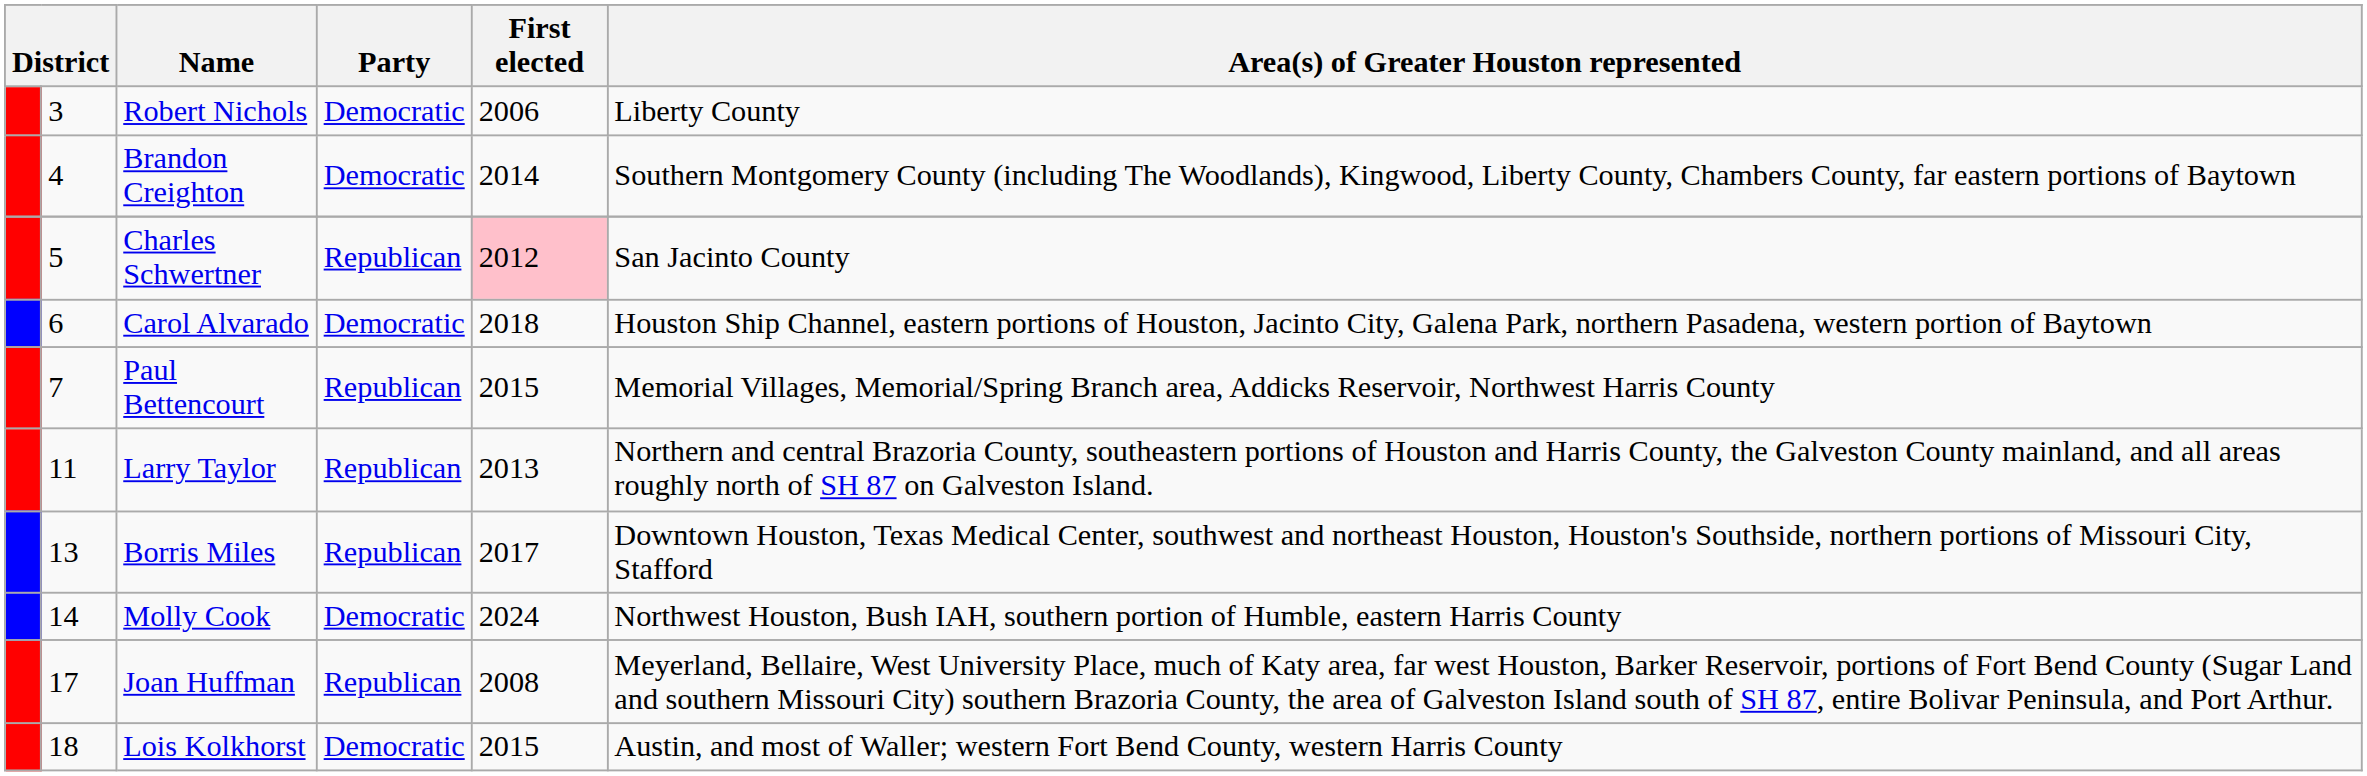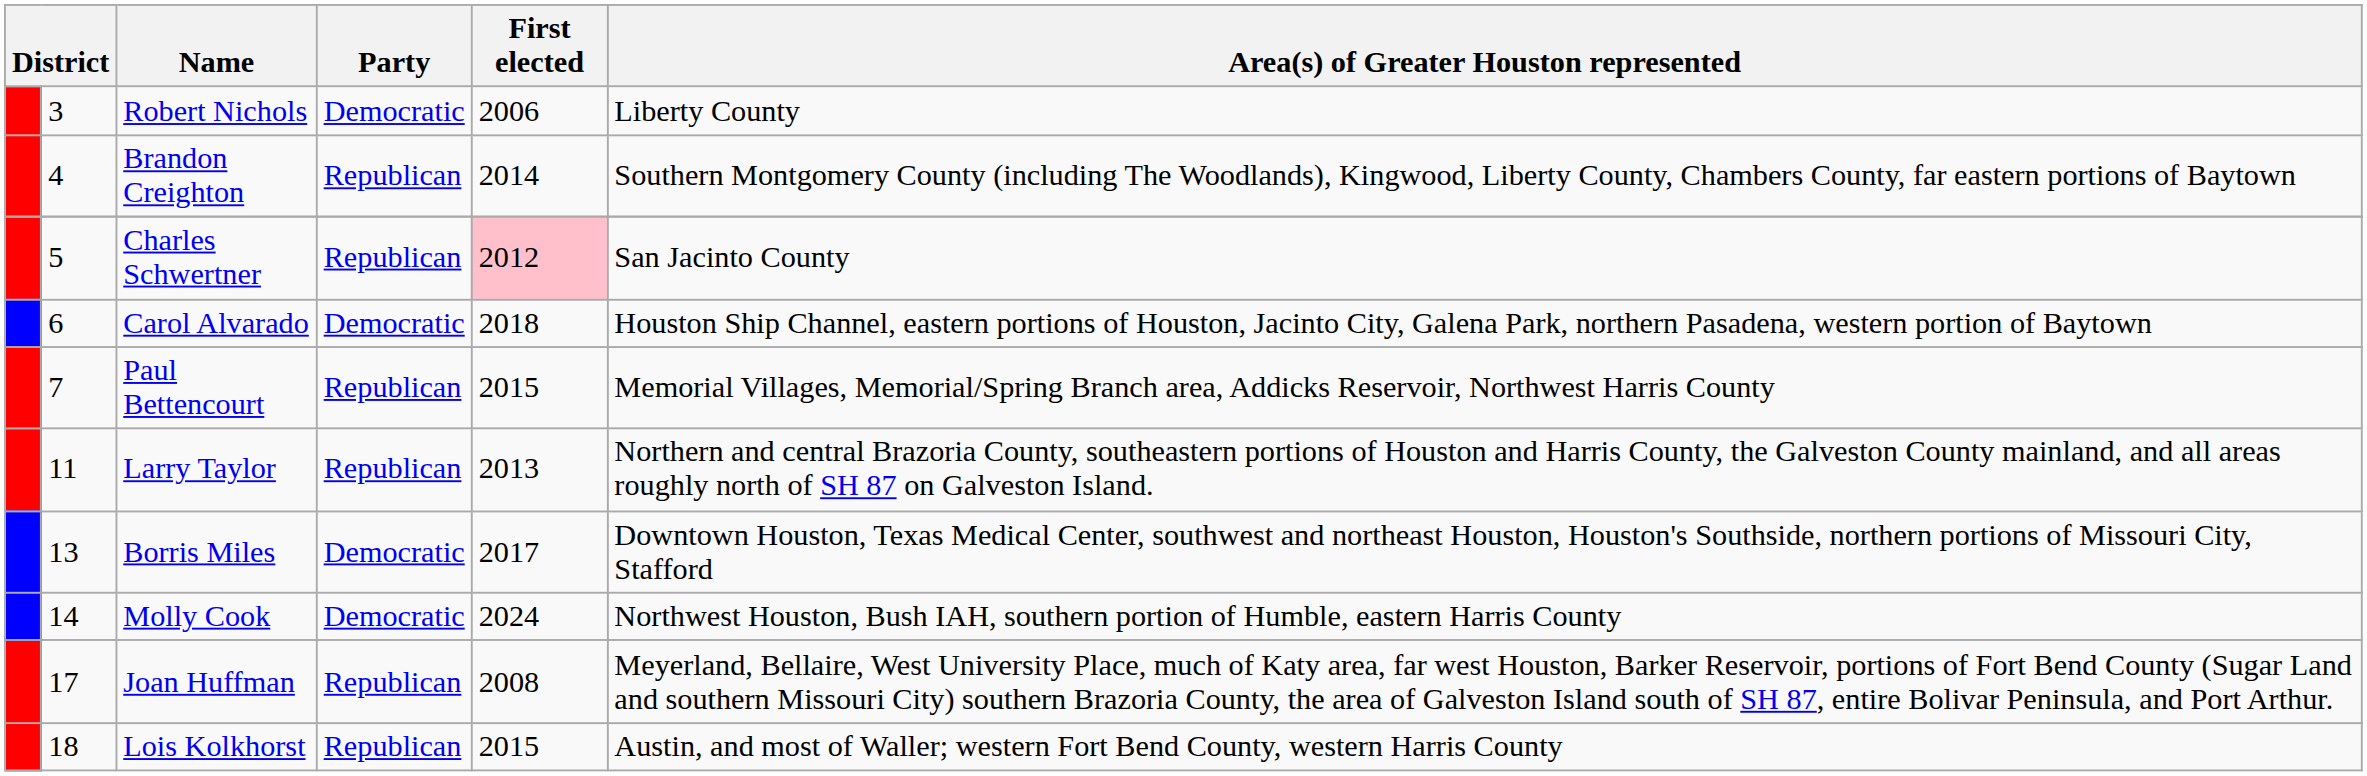(394, 175) Democratic -> (393, 175) Republican
(393, 551) Republican -> (394, 551) Democratic
(394, 746) Democratic -> (393, 746) Republican
